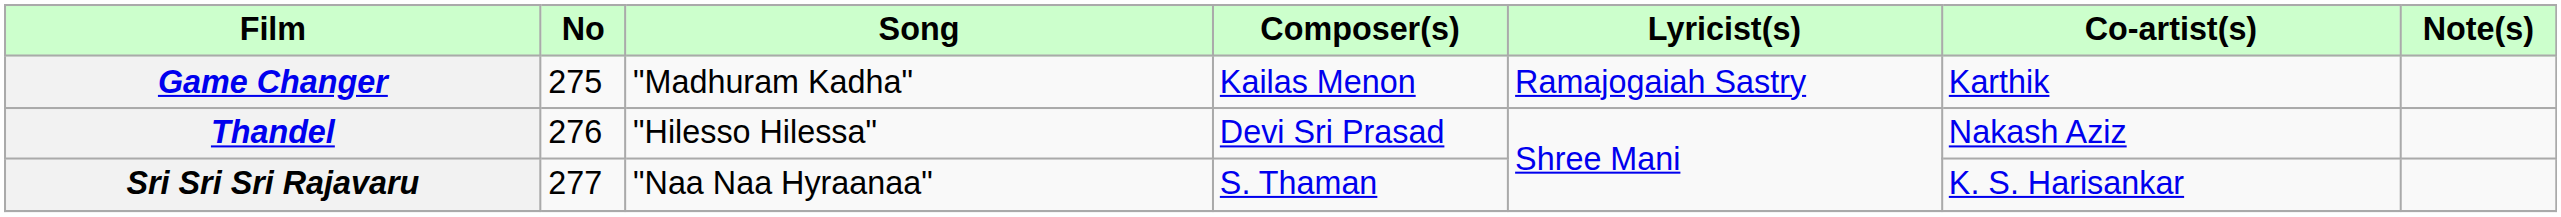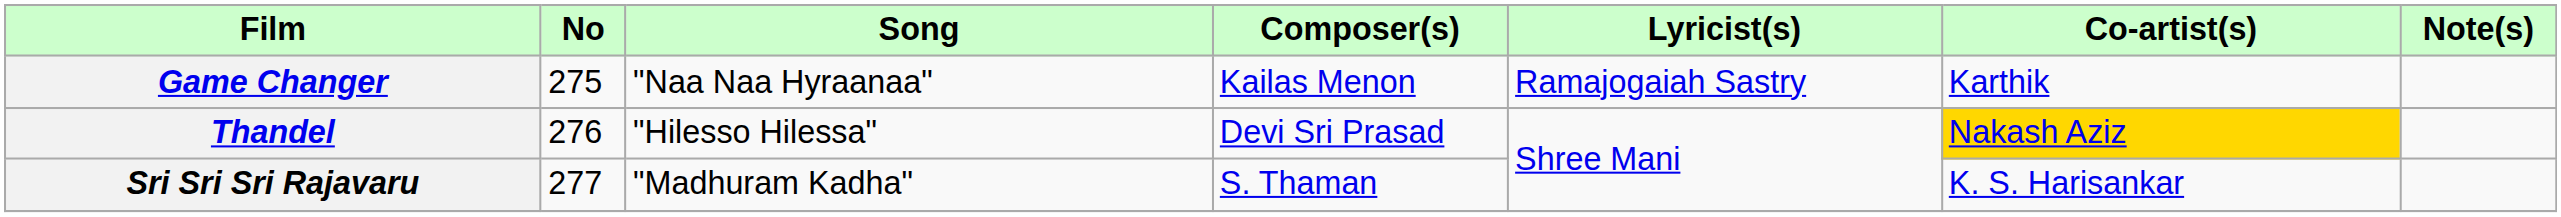(773, 81) "Madhuram Kadha" -> (783, 81) "Naa Naa Hyraanaa"
(2038, 132) no background -> (2038, 132) gold background
(783, 183) "Naa Naa Hyraanaa" -> (773, 183) "Madhuram Kadha"
